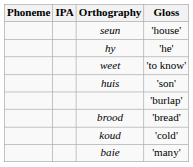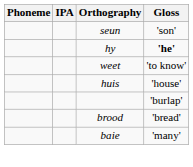(166, 30) 'house' -> (166, 30) 'son'
(166, 48) normal -> (166, 48) bold
(166, 83) 'son' -> (166, 83) 'house'
- row: (110, 135)
